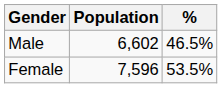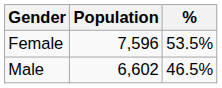rows swapped: (36, 69) <-> (26, 43)
